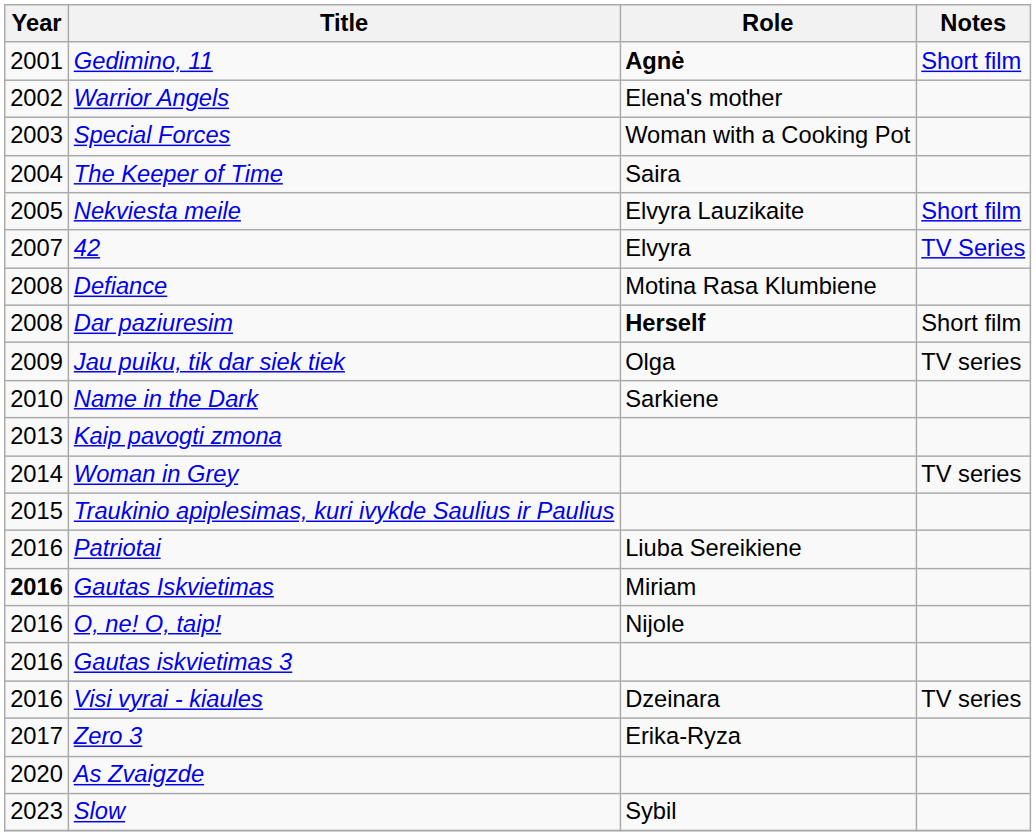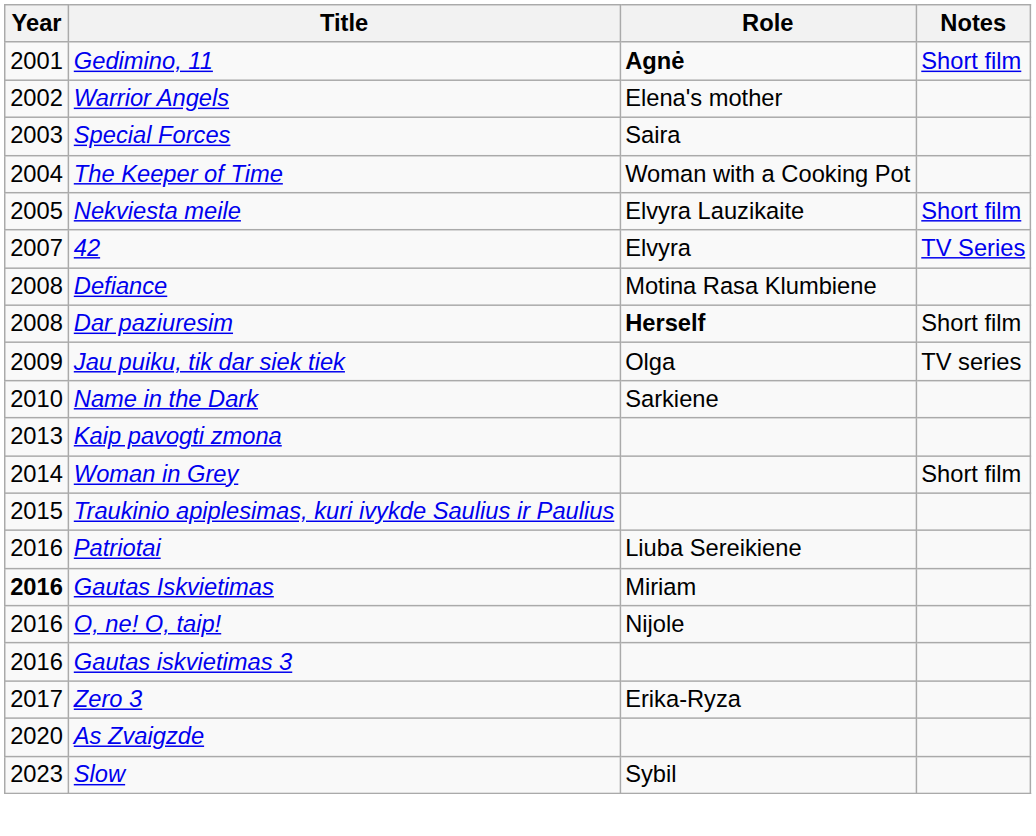(768, 135) Woman with a Cooking Pot -> (653, 135) Saira
(653, 173) Saira -> (768, 173) Woman with a Cooking Pot
(971, 473) TV series -> (971, 473) Short film
- row: (168, 699)
